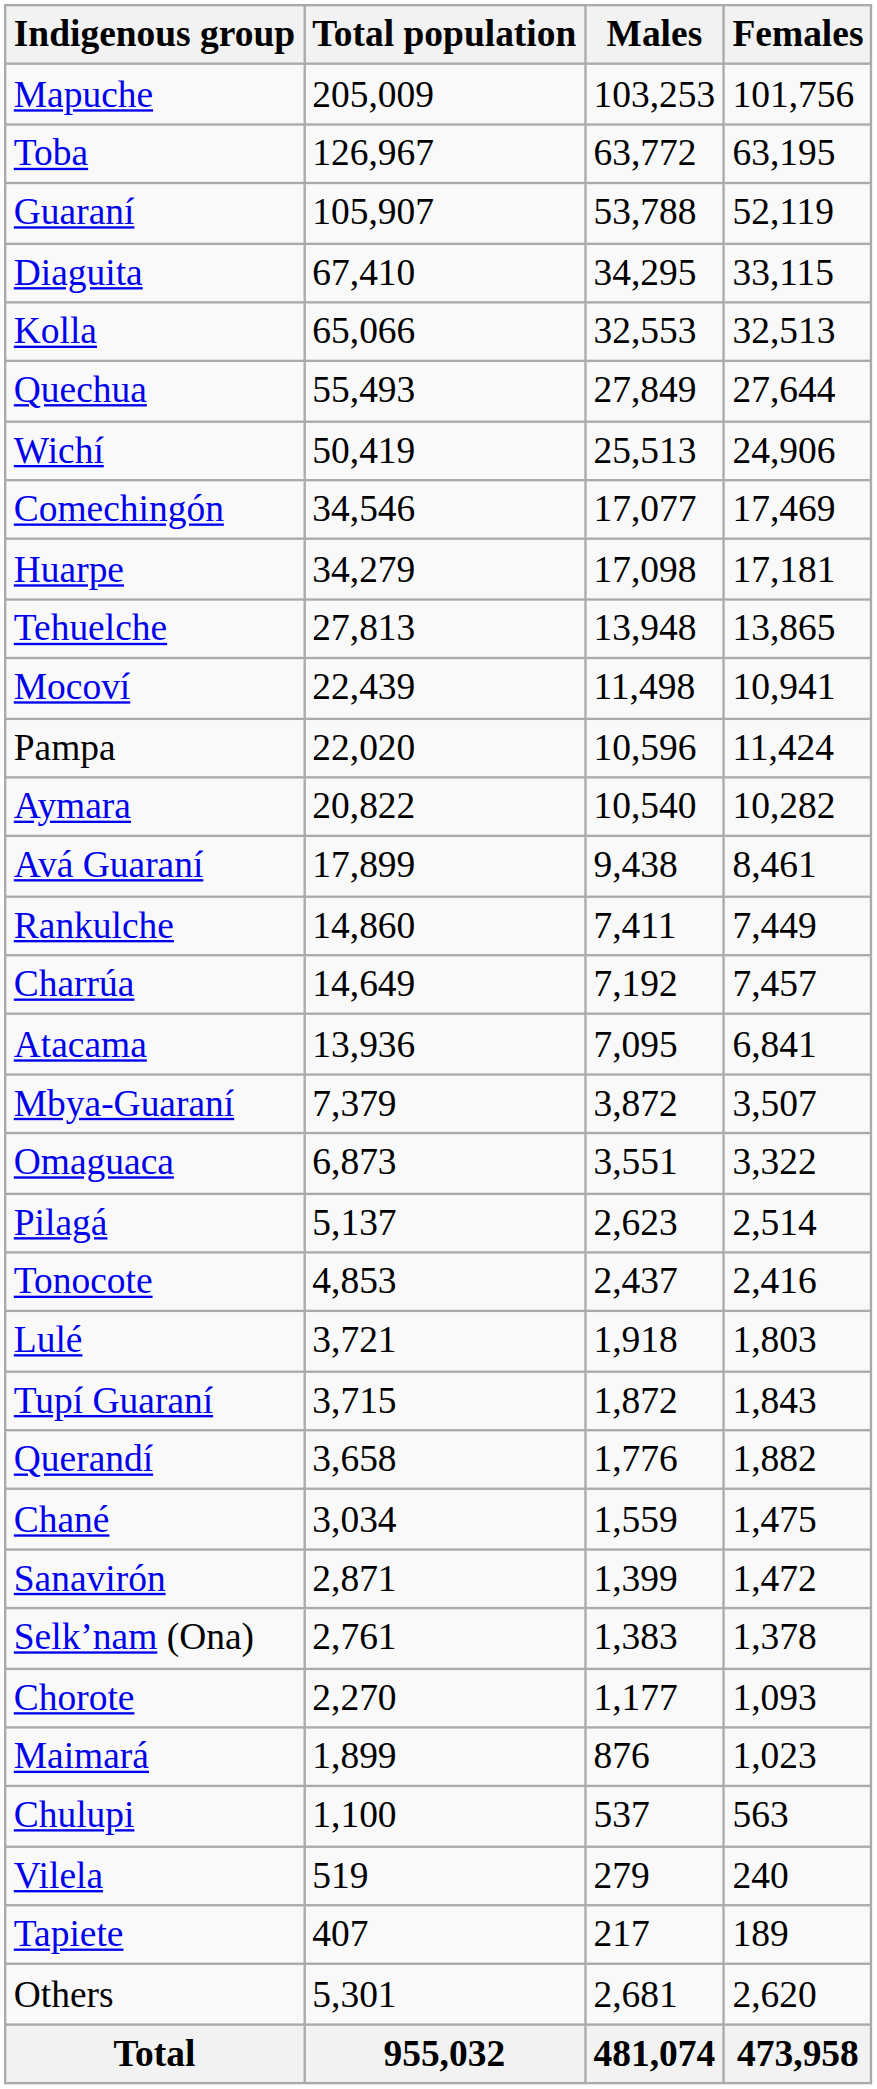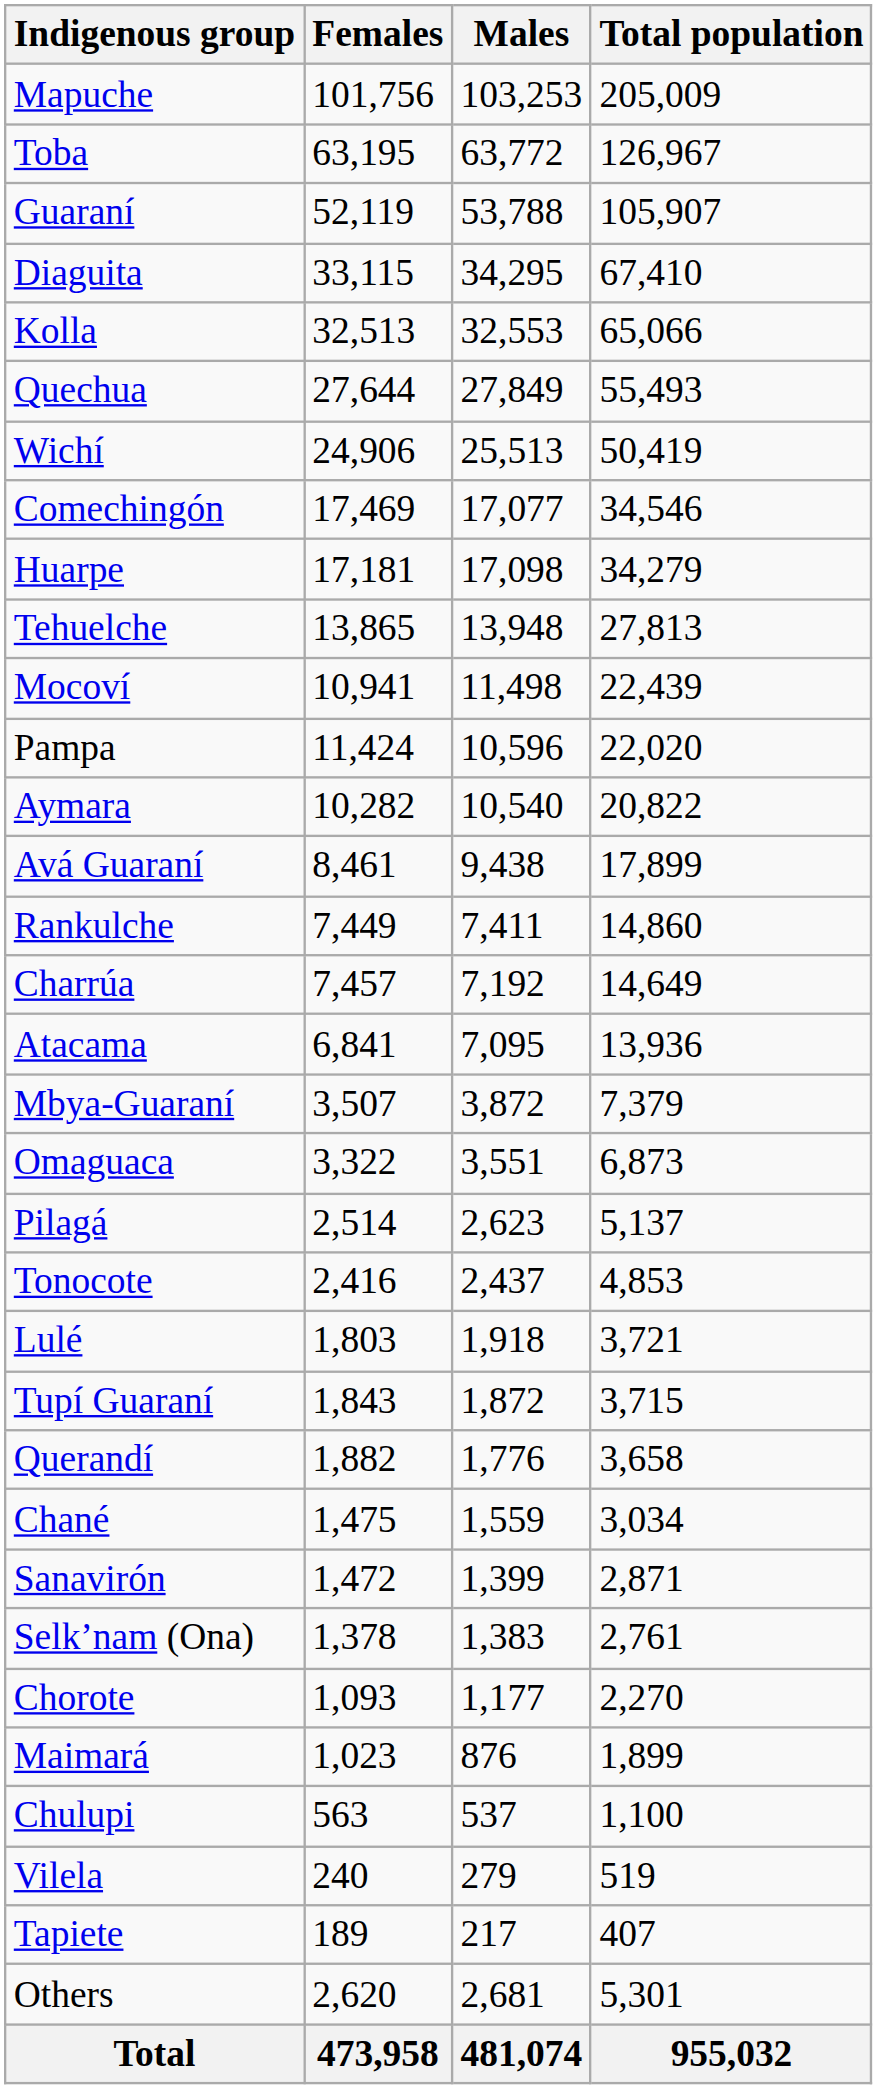columns swapped: (444, 34) <-> (798, 34)
